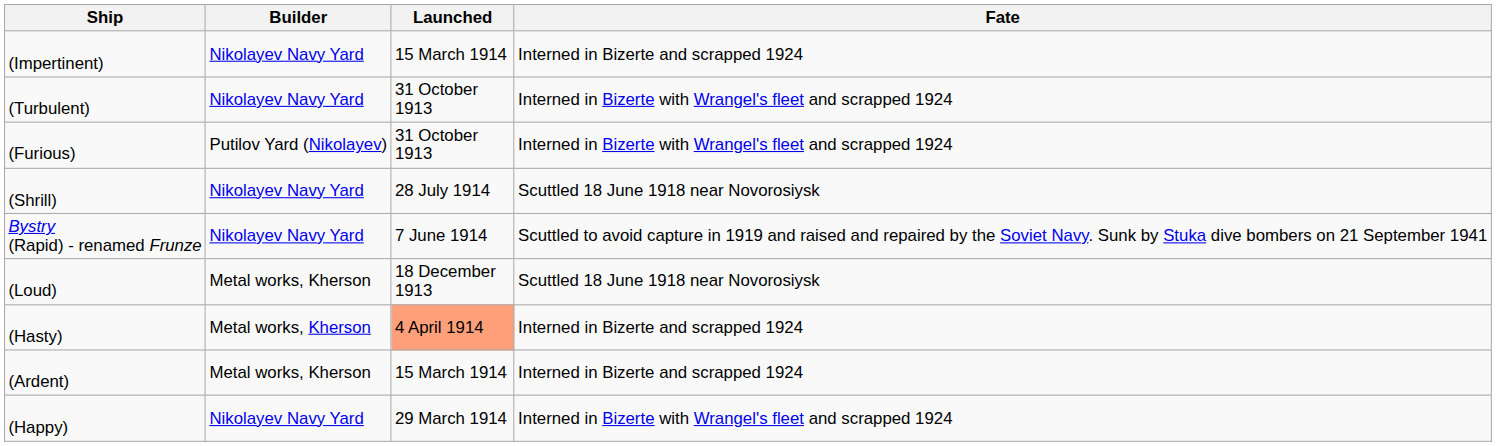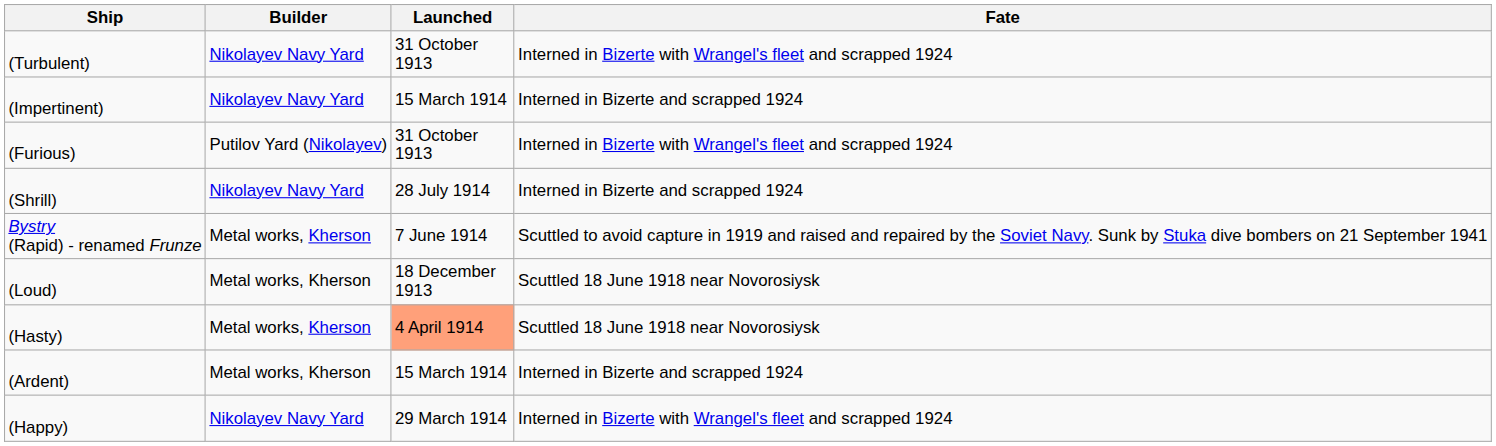rows swapped: (49, 108) <-> (56, 63)
(669, 190) Scuttled 18 June 1918 near Novorosiysk -> (661, 190) Interned in Bizerte and scrapped 1924
(287, 236) Nikolayev Navy Yard -> (290, 236) Metal works, Kherson
(661, 327) Interned in Bizerte and scrapped 1924 -> (669, 327) Scuttled 18 June 1918 near Novorosiysk
